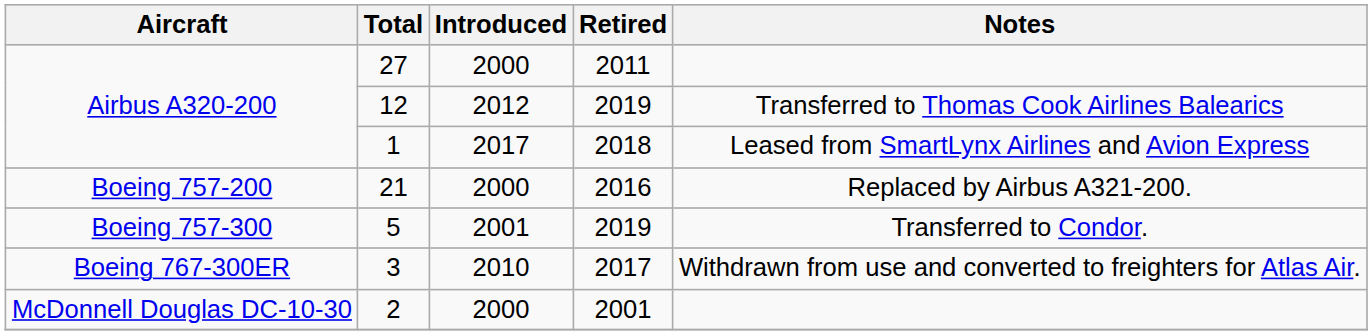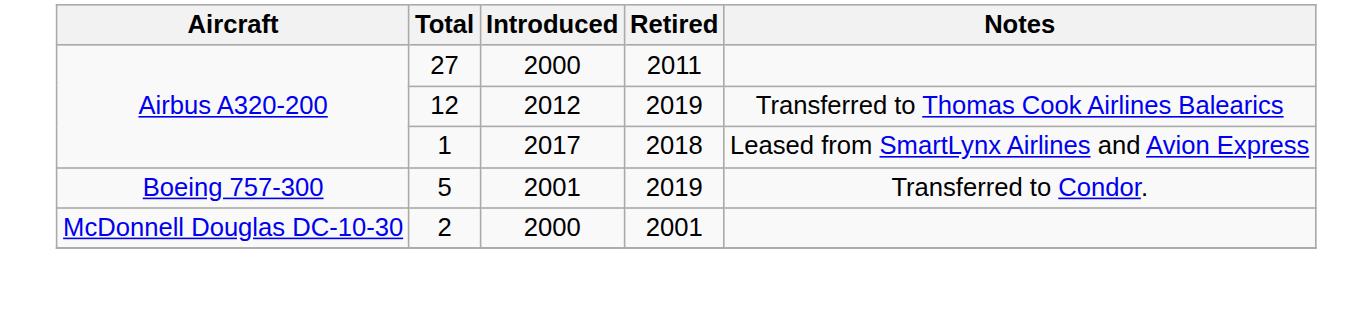- row: (393, 187)
- row: (393, 268)
